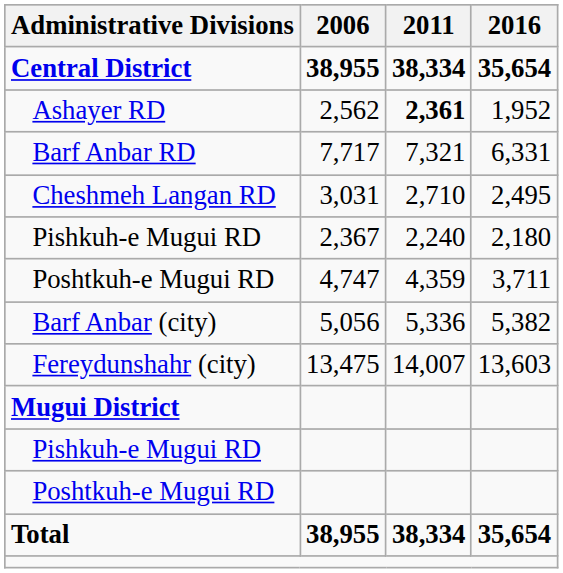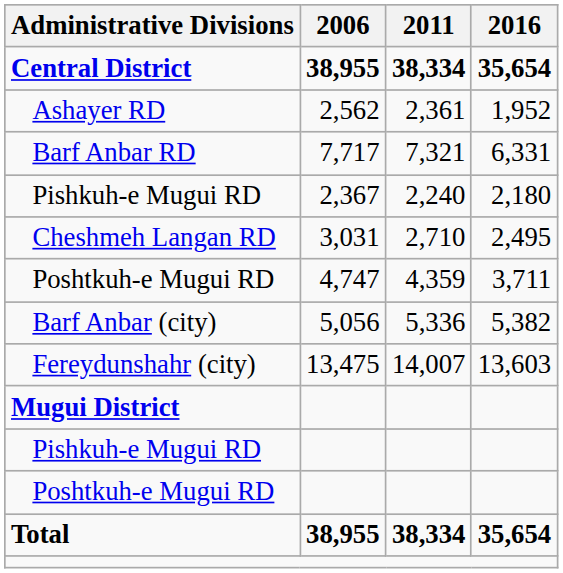(435, 110) bold -> (435, 110) normal
rows swapped: (154, 195) <-> (147, 237)
